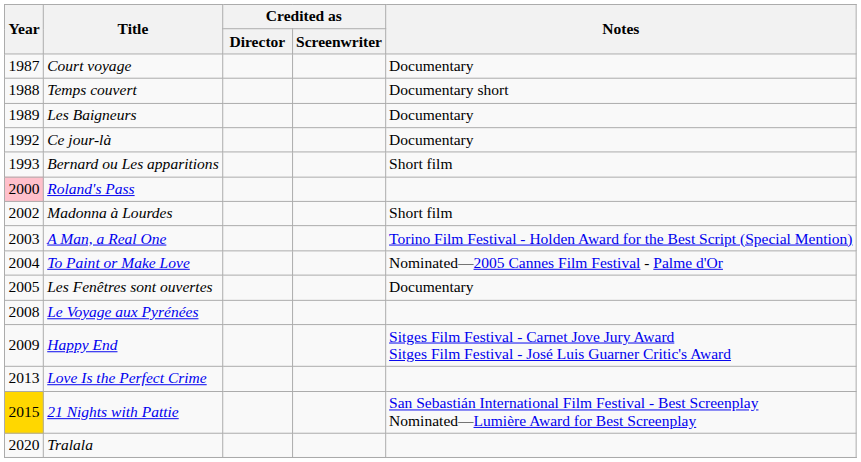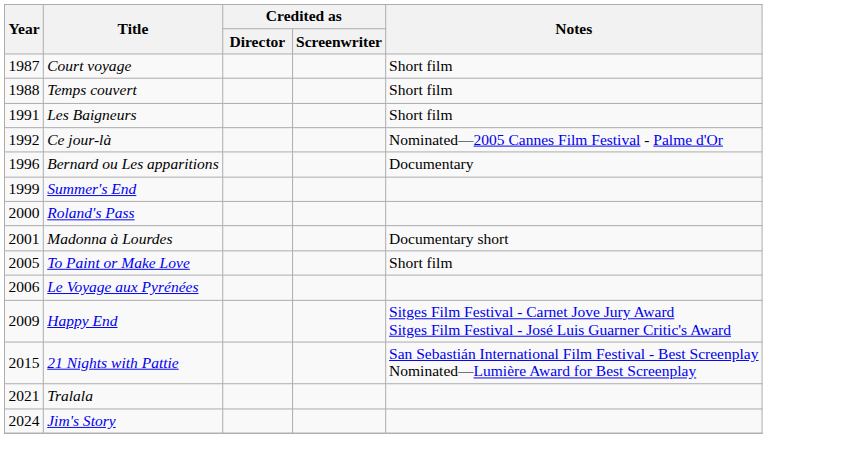(431, 66) Documentary -> (421, 66) Short film
(449, 90) Documentary short -> (421, 90) Short film
(24, 115) 1989 -> (24, 115) 1991
(431, 115) Documentary -> (421, 115) Short film
(431, 139) Documentary -> (556, 139) Nominated—2005 Cannes Film Festival - Palme d'Or
(24, 164) 1993 -> (24, 164) 1996
(421, 164) Short film -> (431, 164) Documentary
+ row: (92, 189)
(24, 189) pink background -> (24, 213) no background
(24, 213) 2002 -> (24, 238) 2001
(421, 213) Short film -> (449, 238) Documentary short
- row: (107, 238)
(24, 262) 2004 -> (24, 262) 2005
(556, 262) Nominated—2005 Cannes Film Festival - Palme d'Or -> (421, 262) Short film
- row: (130, 287)
(24, 312) 2008 -> (24, 287) 2006
- row: (127, 378)
(24, 412) gold background -> (24, 362) no background
(24, 445) 2020 -> (24, 396) 2021
+ row: (81, 420)
